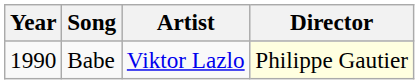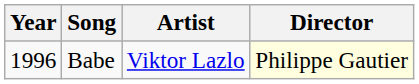(33, 59) 1990 -> (33, 59) 1996
